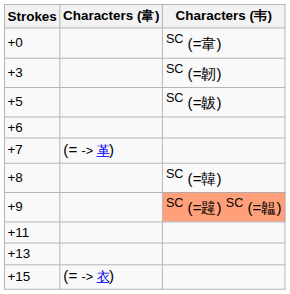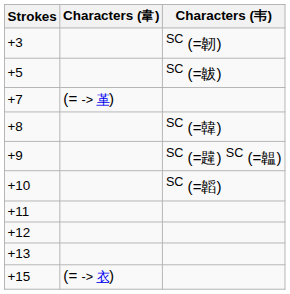- row: (15, 43)
- row: (15, 127)
(224, 206) lightsalmon background -> (224, 155) no background
+ row: (19, 185)
+ row: (19, 232)
